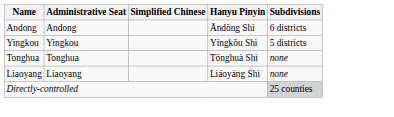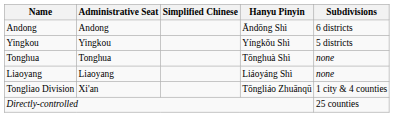+ row: (40, 89)
(291, 89) lightgrey background -> (337, 105) no background
